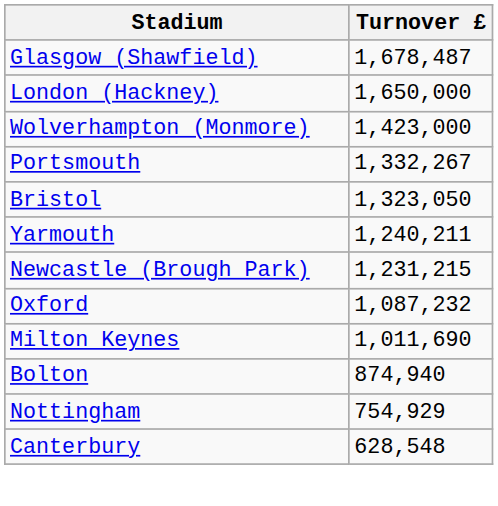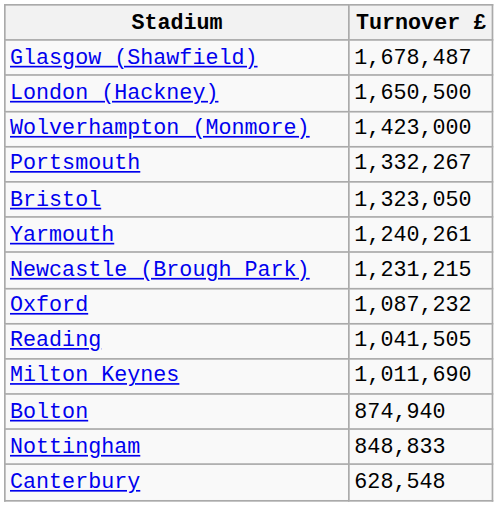(413, 93) 1,650,000 -> (413, 93) 1,650,500
(413, 235) 1,240,211 -> (413, 235) 1,240,261
+ row: (56, 341)
(400, 412) 754,929 -> (400, 447) 848,833
